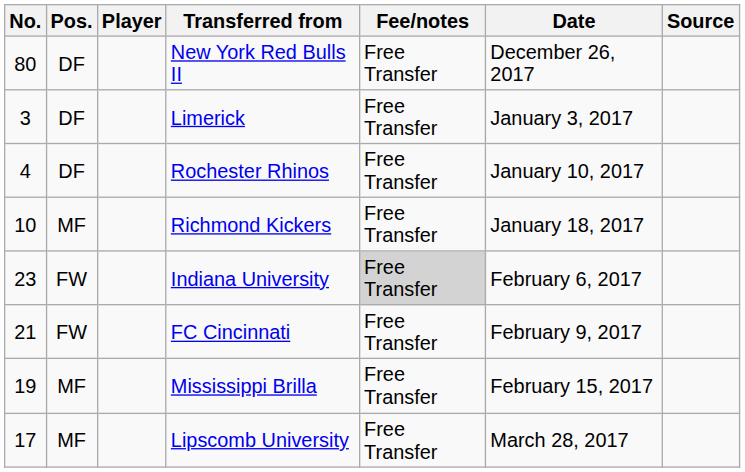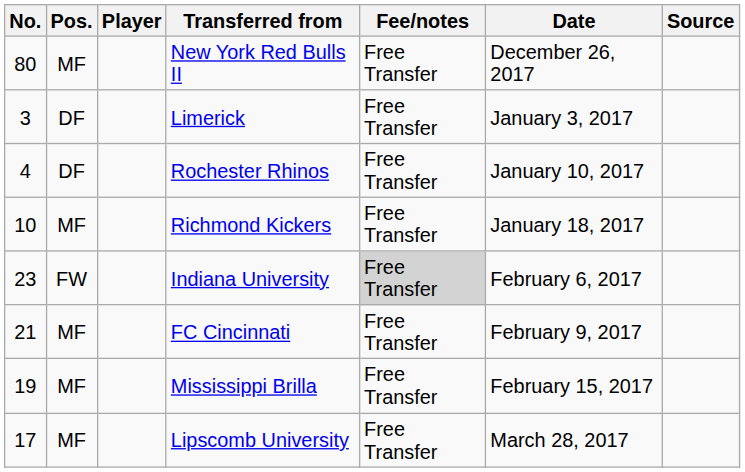(72, 63) DF -> (72, 63) MF
(72, 332) FW -> (72, 332) MF
